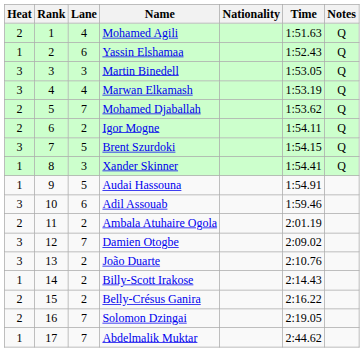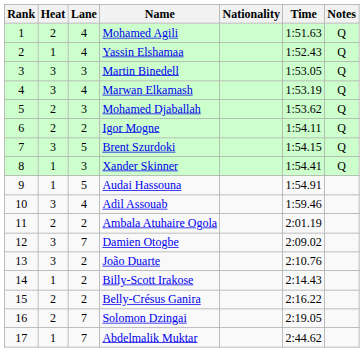columns swapped: (51, 14) <-> (19, 14)
(84, 52) 6 -> (84, 52) 4
(84, 109) 7 -> (84, 109) 3
(84, 204) 6 -> (84, 204) 4
